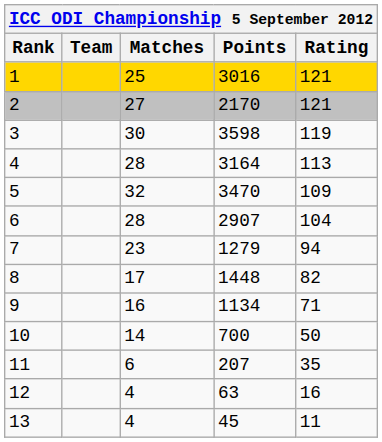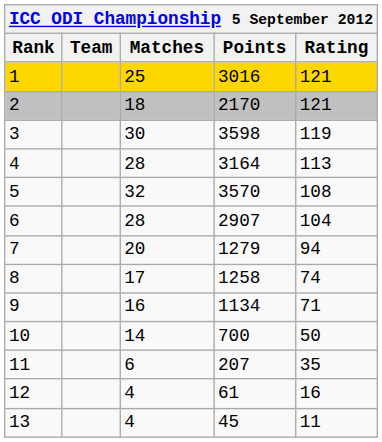(135, 106) 27 -> (135, 106) 18
(239, 192) 3470 -> (239, 192) 3570
(316, 192) 109 -> (316, 192) 108
(135, 250) 23 -> (135, 250) 20
(239, 278) 1448 -> (239, 278) 1258
(310, 278) 82 -> (310, 278) 74
(229, 394) 63 -> (229, 394) 61
